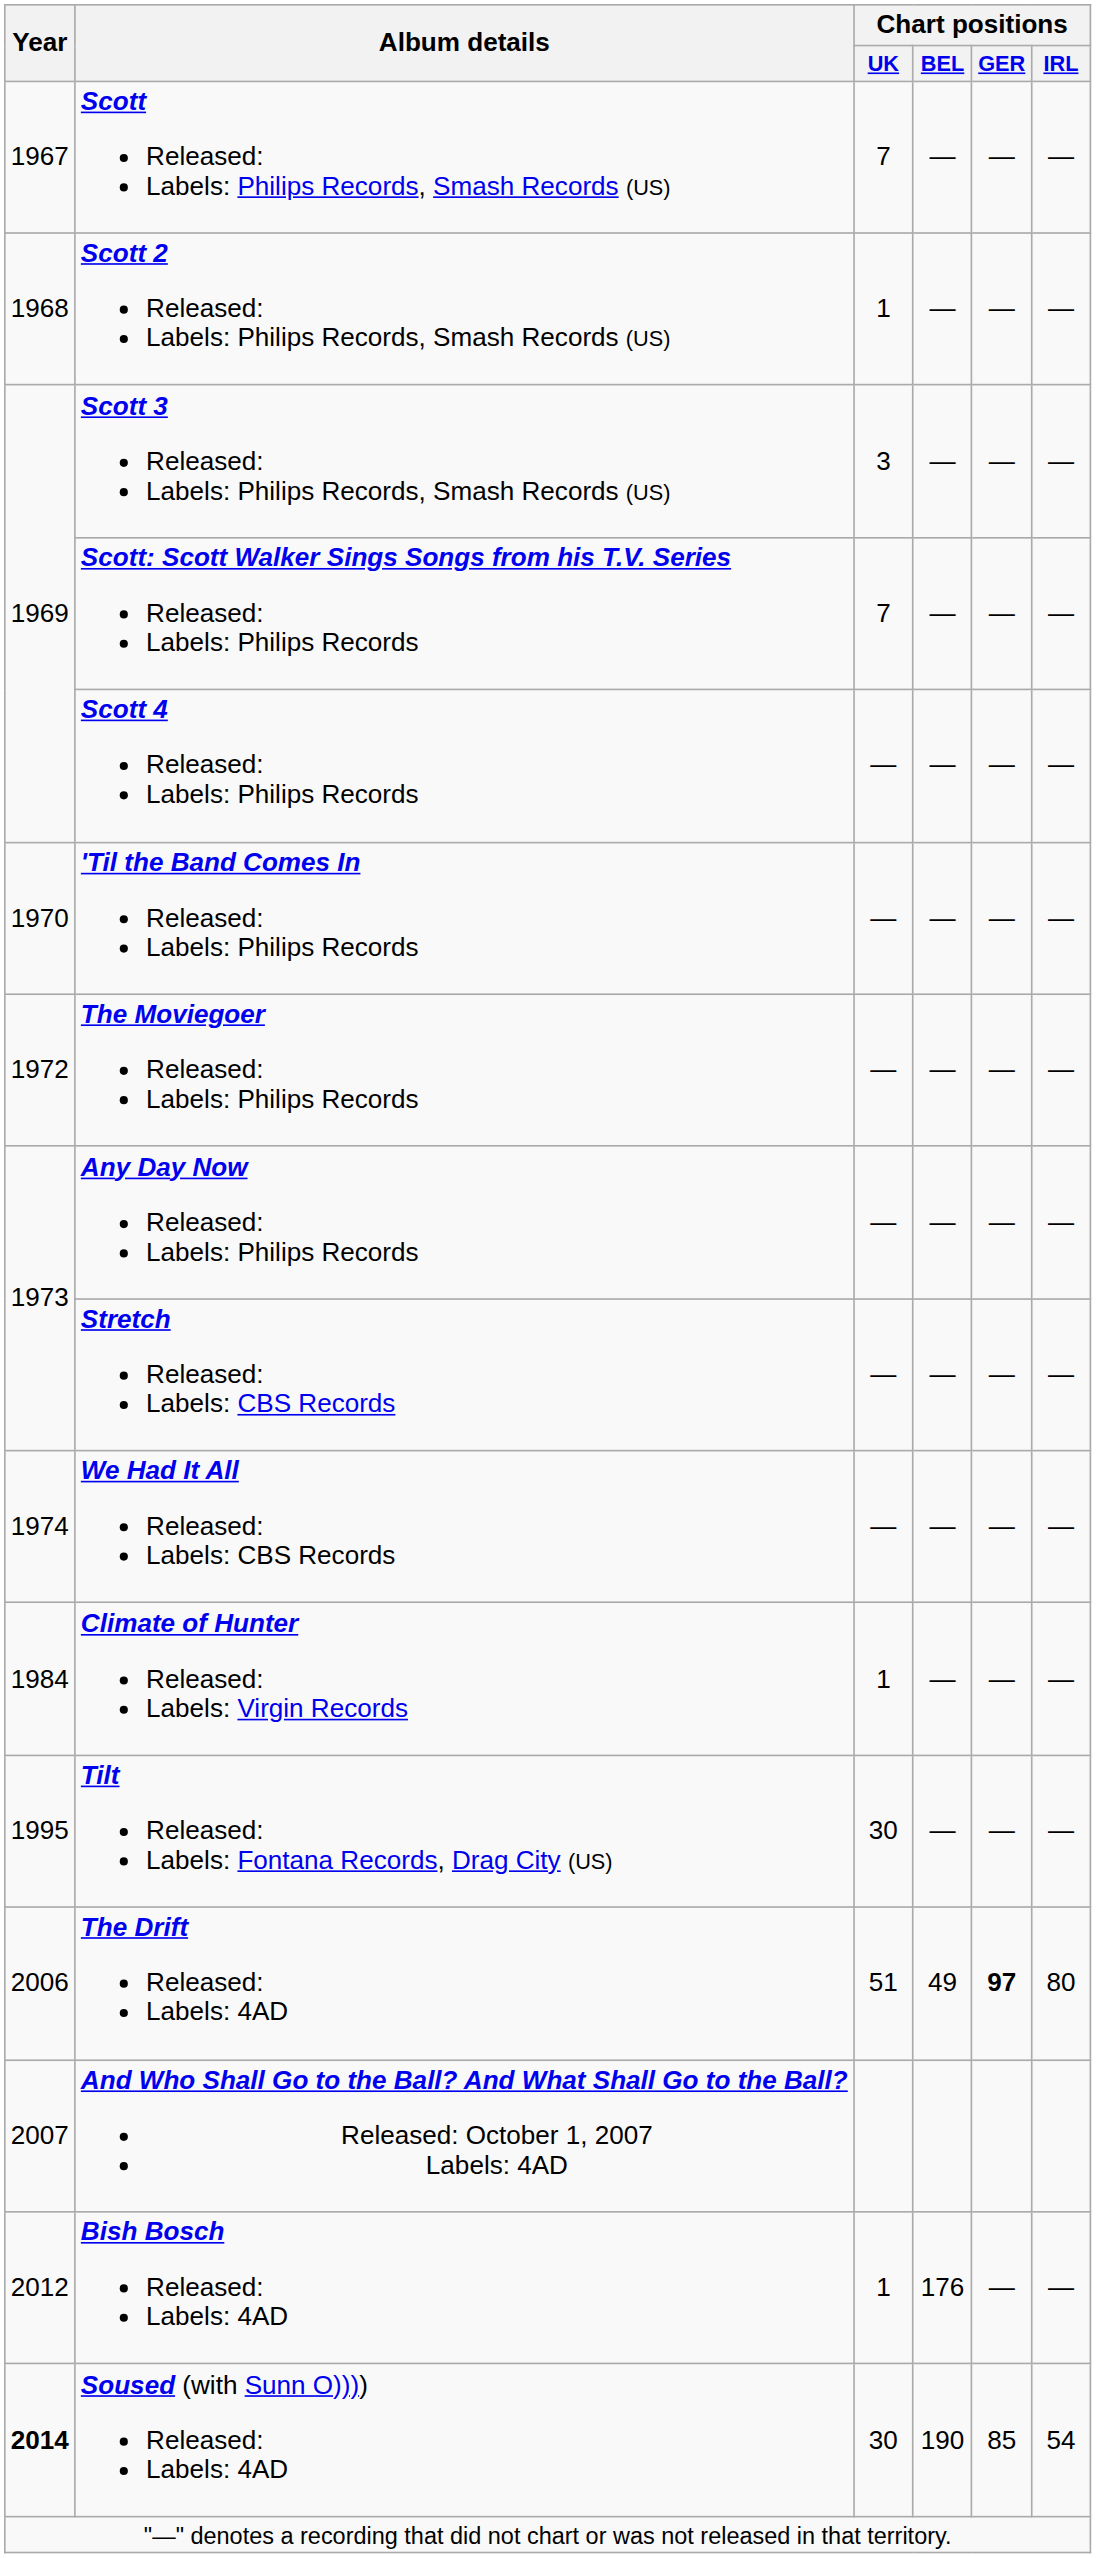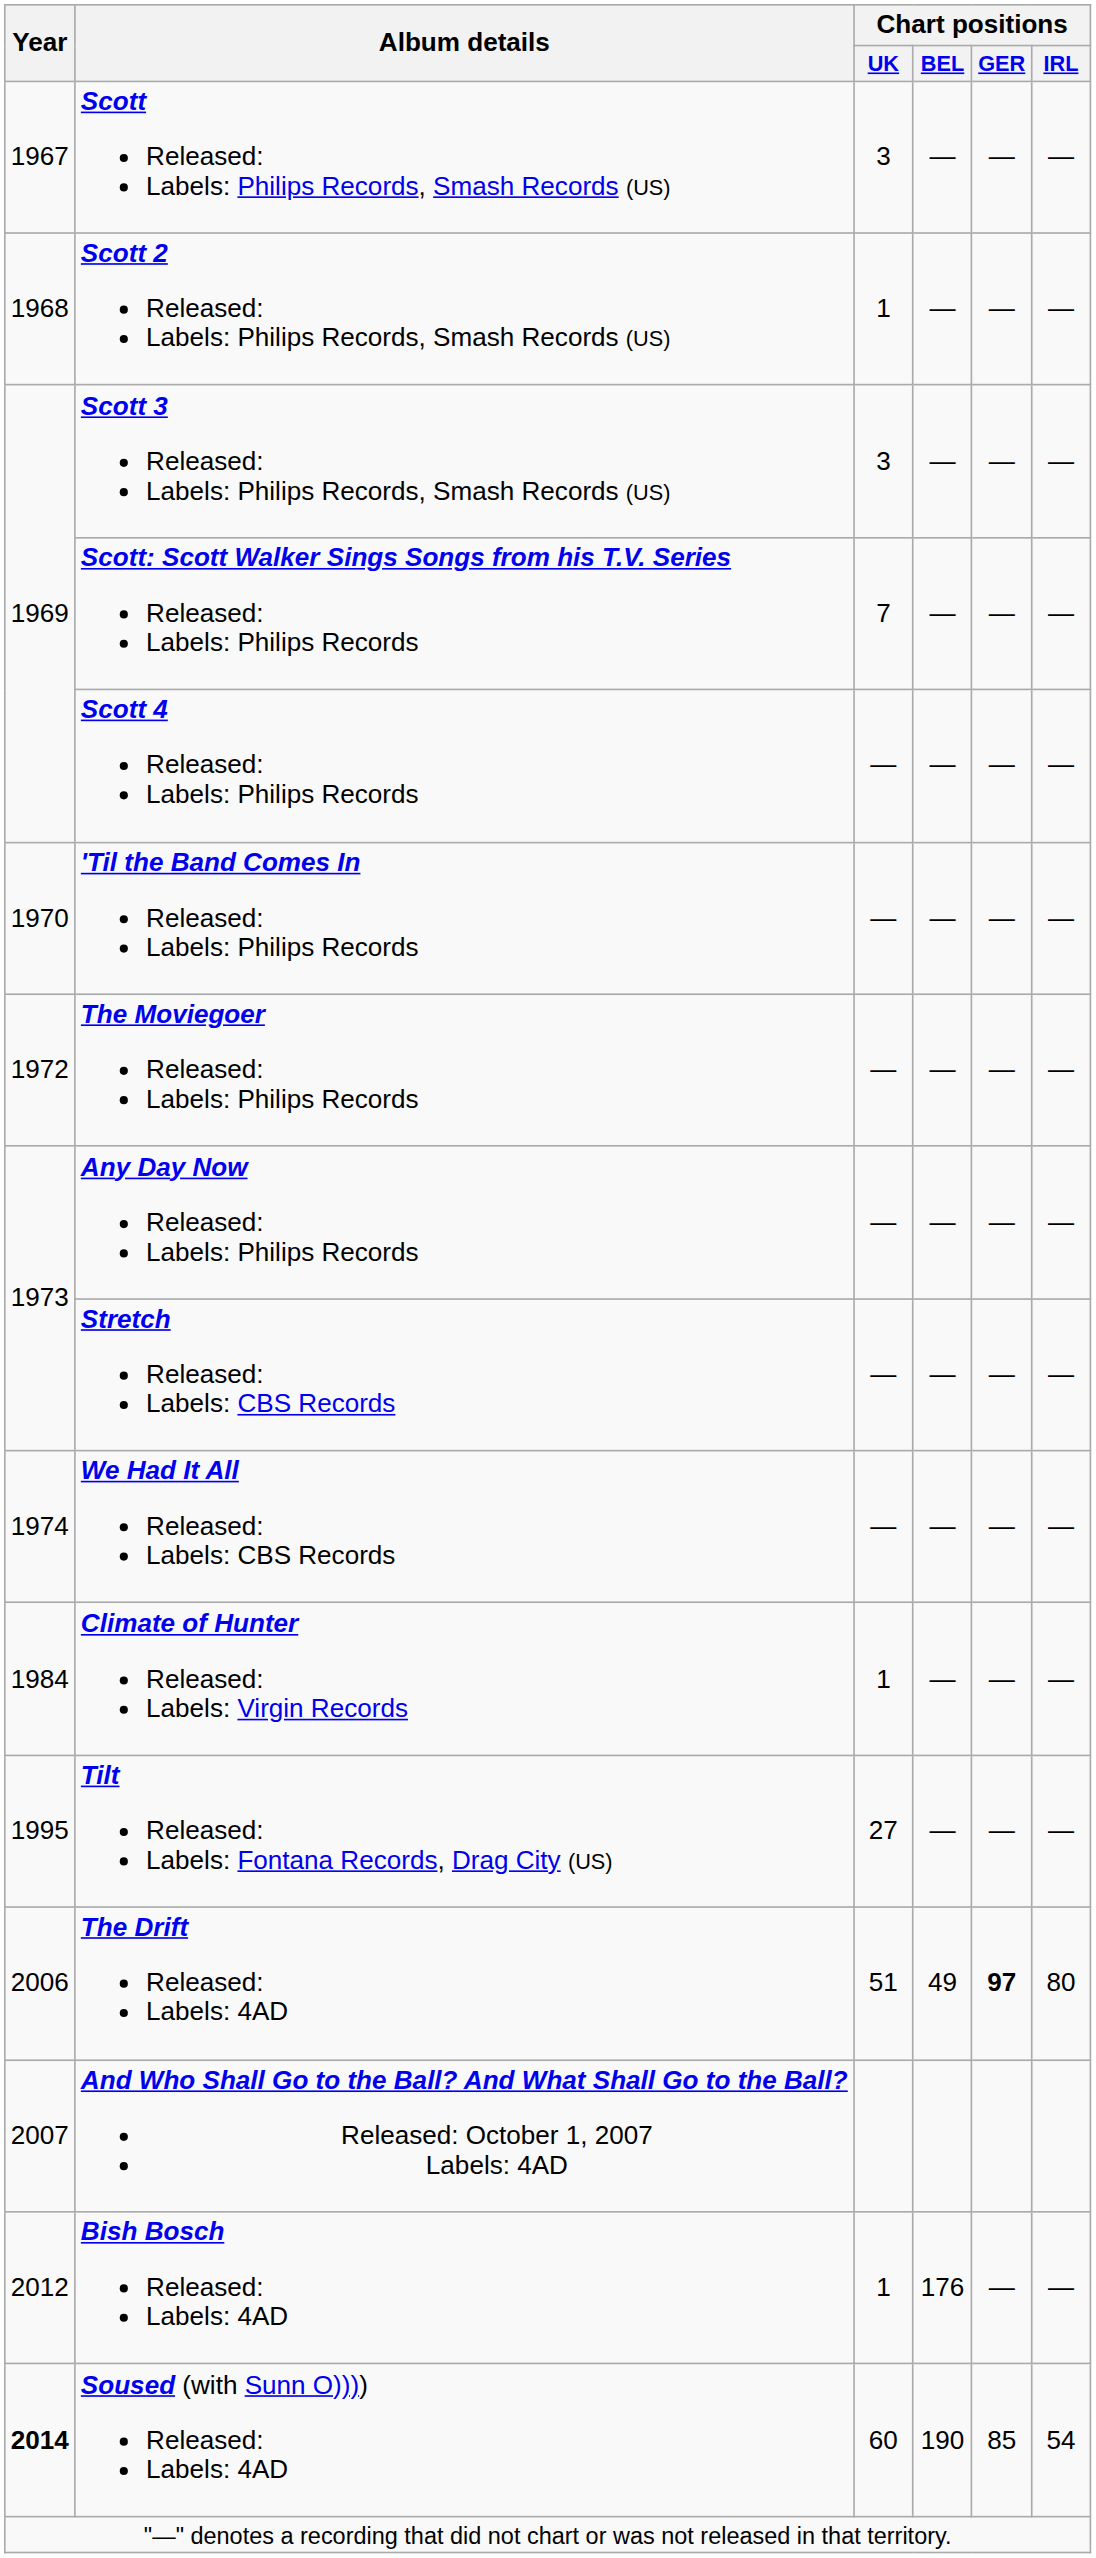(883, 156) 7 -> (883, 156) 3
(883, 1830) 30 -> (883, 1830) 27
(883, 2439) 30 -> (883, 2439) 60
